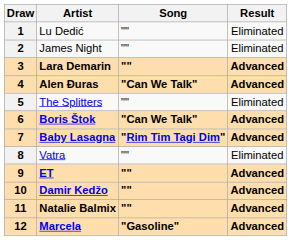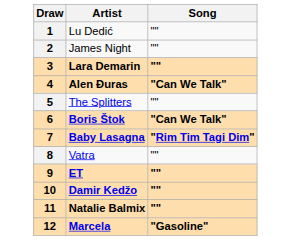- column: (257, 13)
